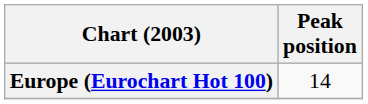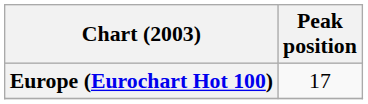(320, 80) 14 -> (320, 80) 17
